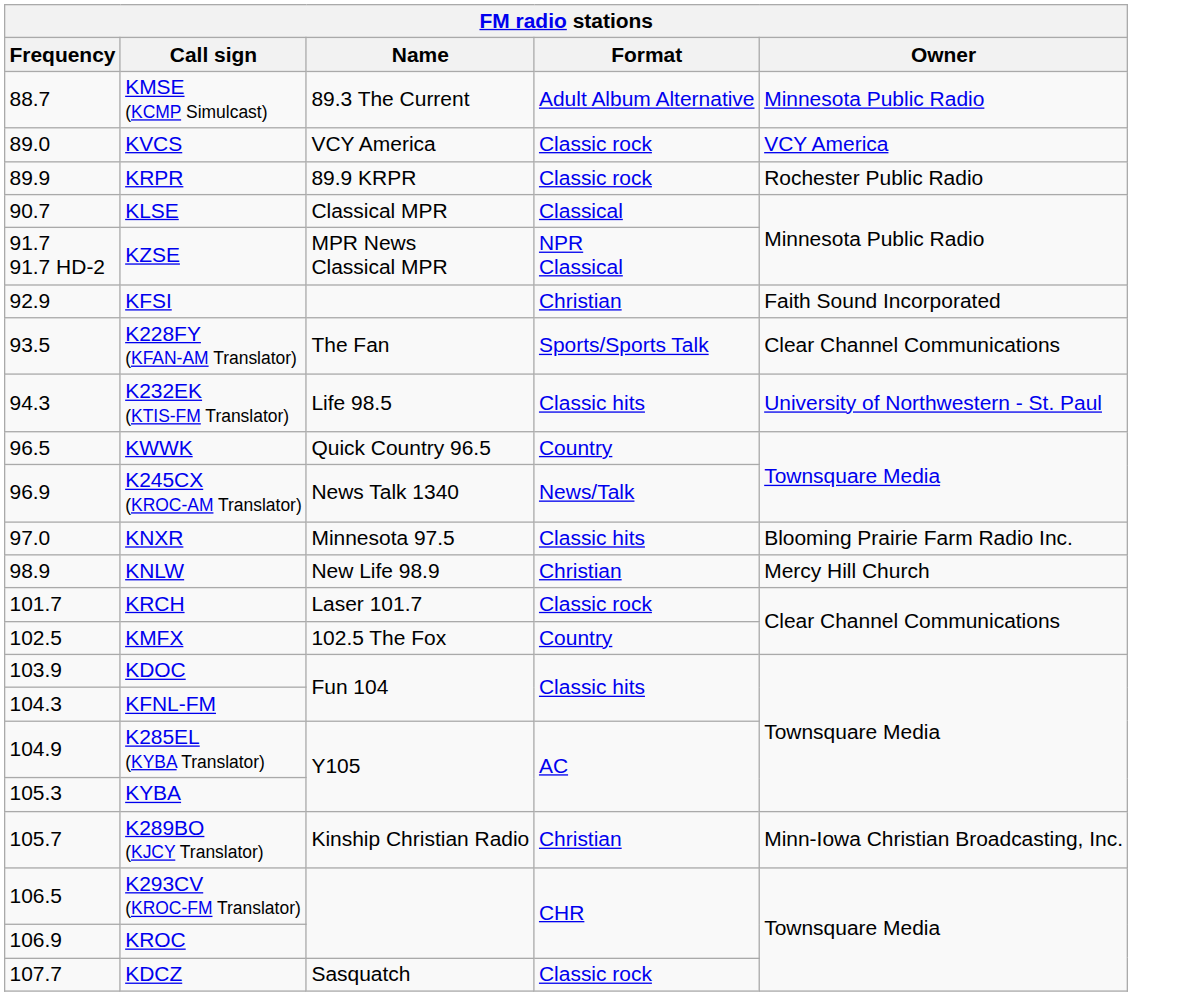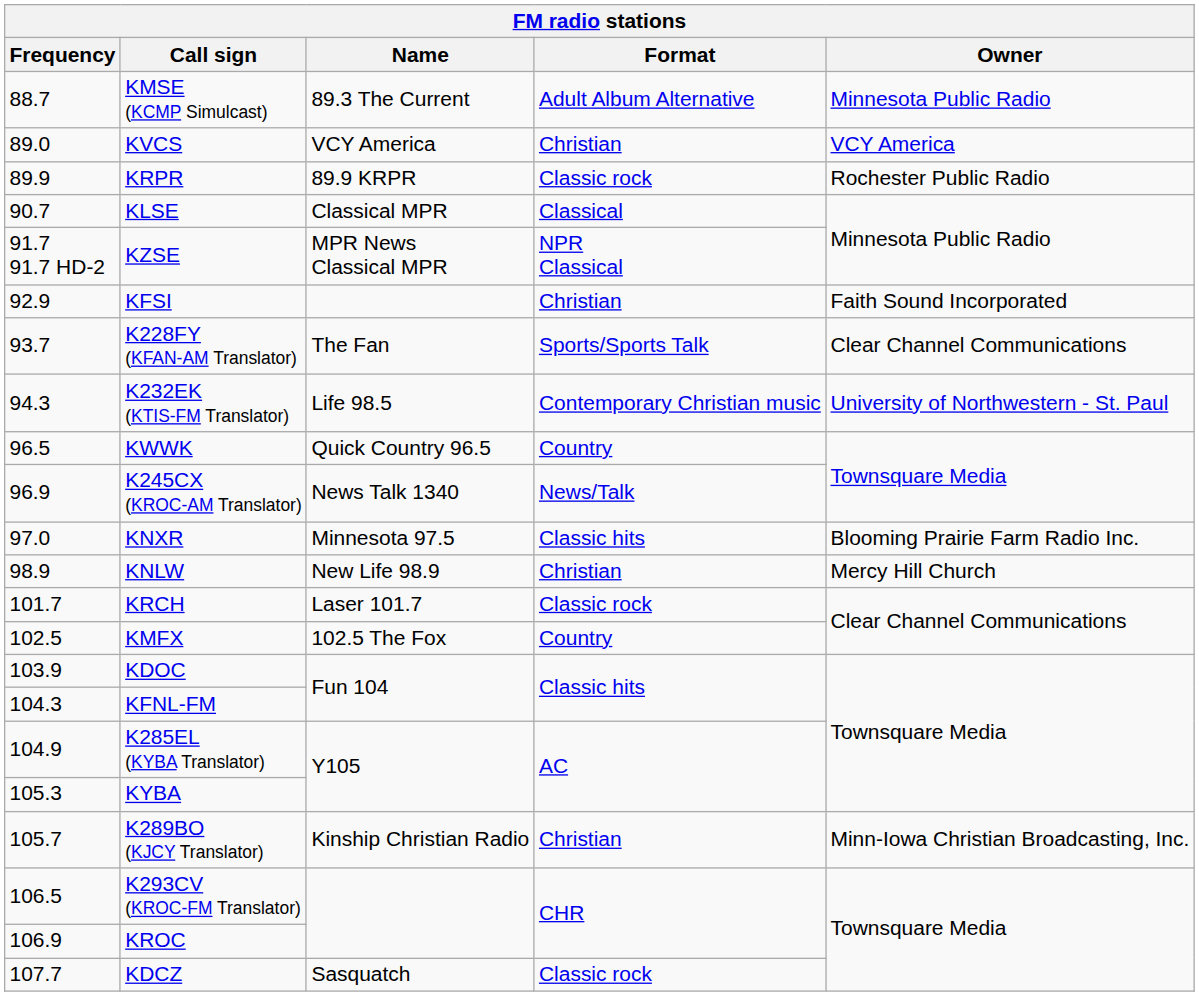(595, 144) Classic rock -> (580, 144) Christian
(30, 346) 93.5 -> (30, 346) 93.7
(592, 402) Classic hits -> (680, 402) Contemporary Christian music
